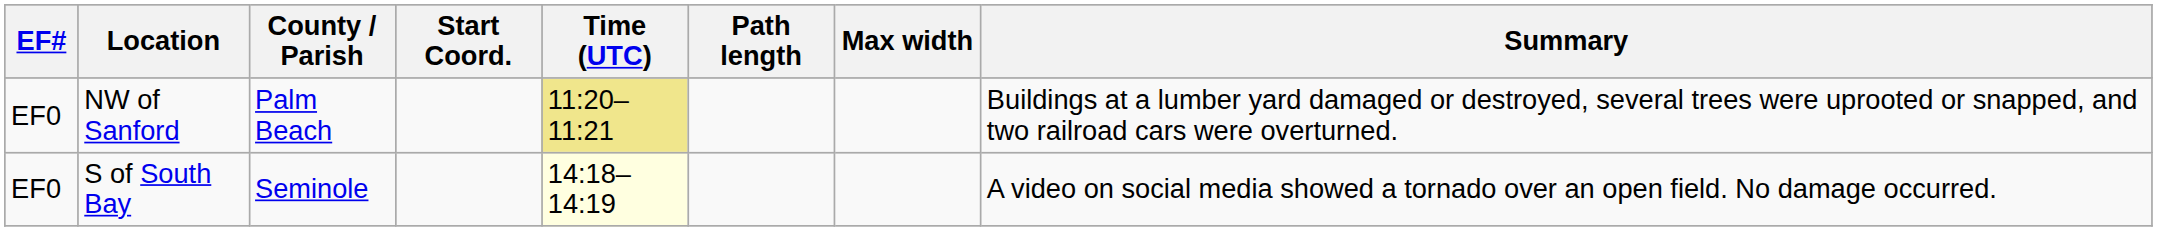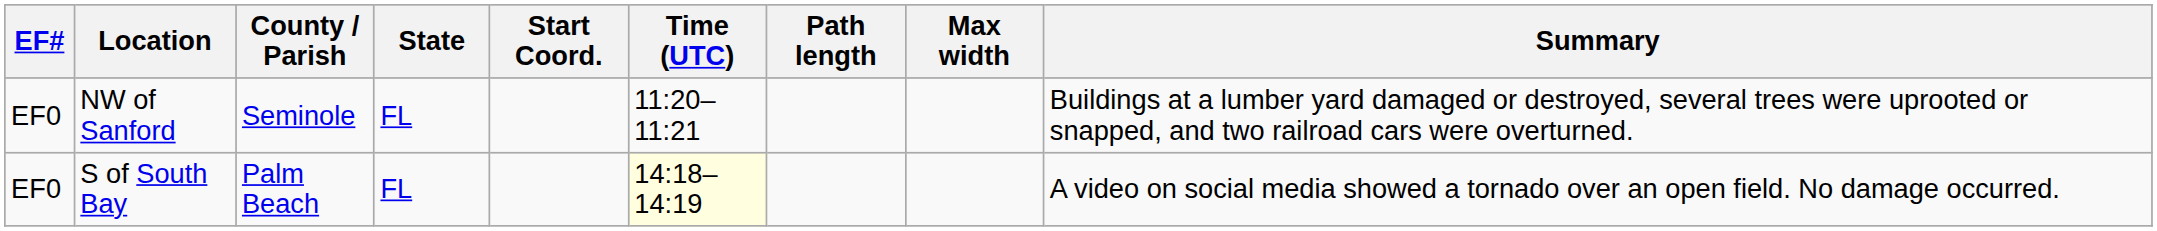+ column: (432, 41)
(294, 115) Palm Beach -> (299, 115) Seminole
(588, 115) khaki background -> (675, 115) no background
(312, 188) Seminole -> (281, 188) Palm Beach
